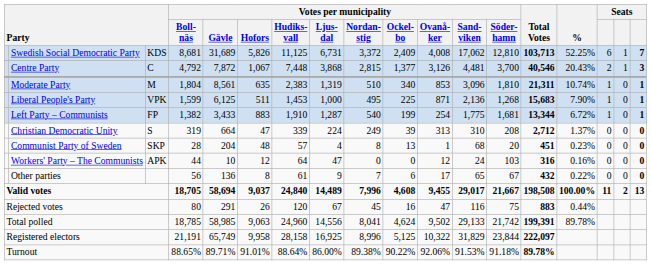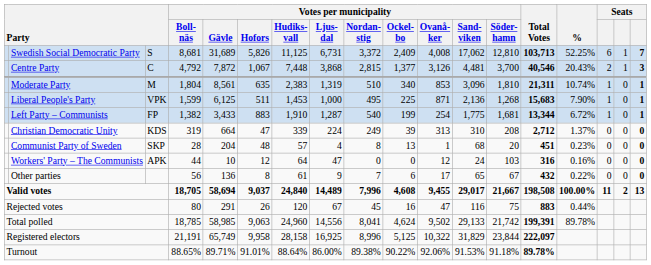(157, 53) KDS -> (150, 53) S
(150, 130) S -> (157, 130) KDS
